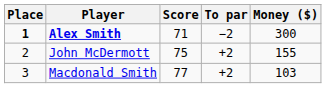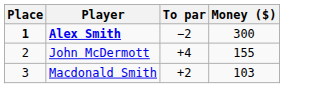- column: (181, 14)
(226, 53) +2 -> (184, 53) +4
